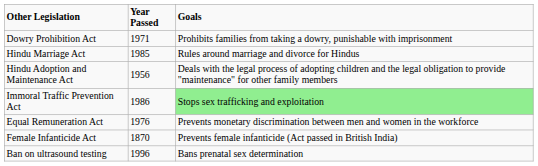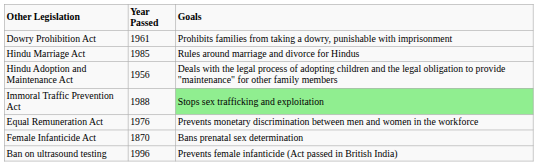(140, 38) 1971 -> (140, 38) 1961
(140, 101) 1986 -> (140, 101) 1988
(288, 138) Prevents female infanticide (Act passed in British India) -> (240, 138) Bans prenatal sex determination
(240, 153) Bans prenatal sex determination -> (288, 153) Prevents female infanticide (Act passed in British India)
